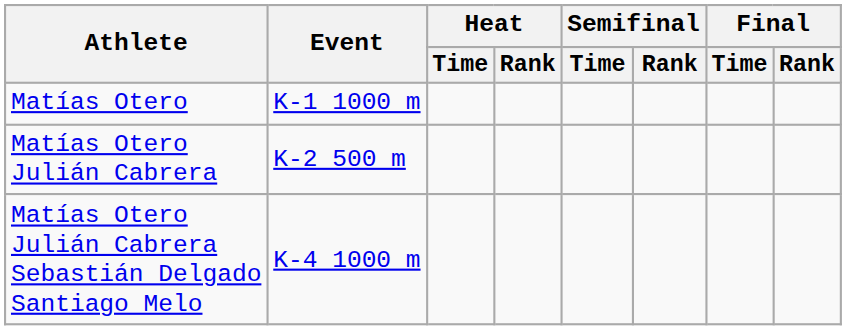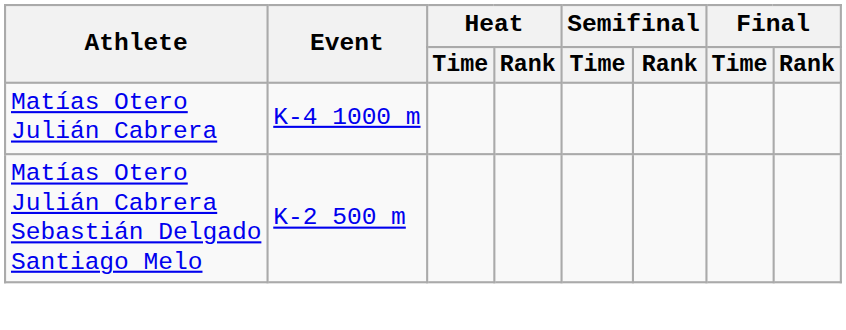- row: (99, 103)
(340, 159) K-2 500 m -> (347, 118) K-4 1000 m
(347, 259) K-4 1000 m -> (340, 218) K-2 500 m
